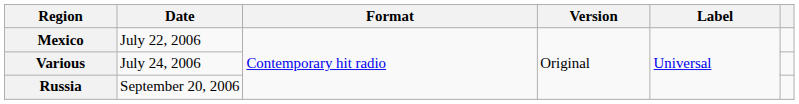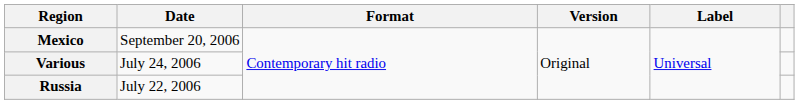(160, 39) July 22, 2006 -> (180, 39) September 20, 2006
(180, 87) September 20, 2006 -> (160, 87) July 22, 2006
